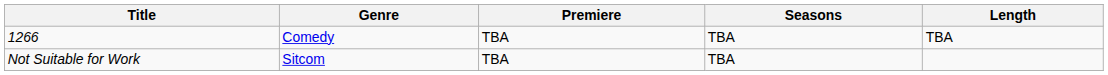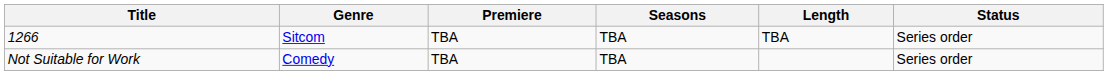+ column: (998, 15)
(308, 37) Comedy -> (304, 37) Sitcom
(304, 59) Sitcom -> (308, 59) Comedy
